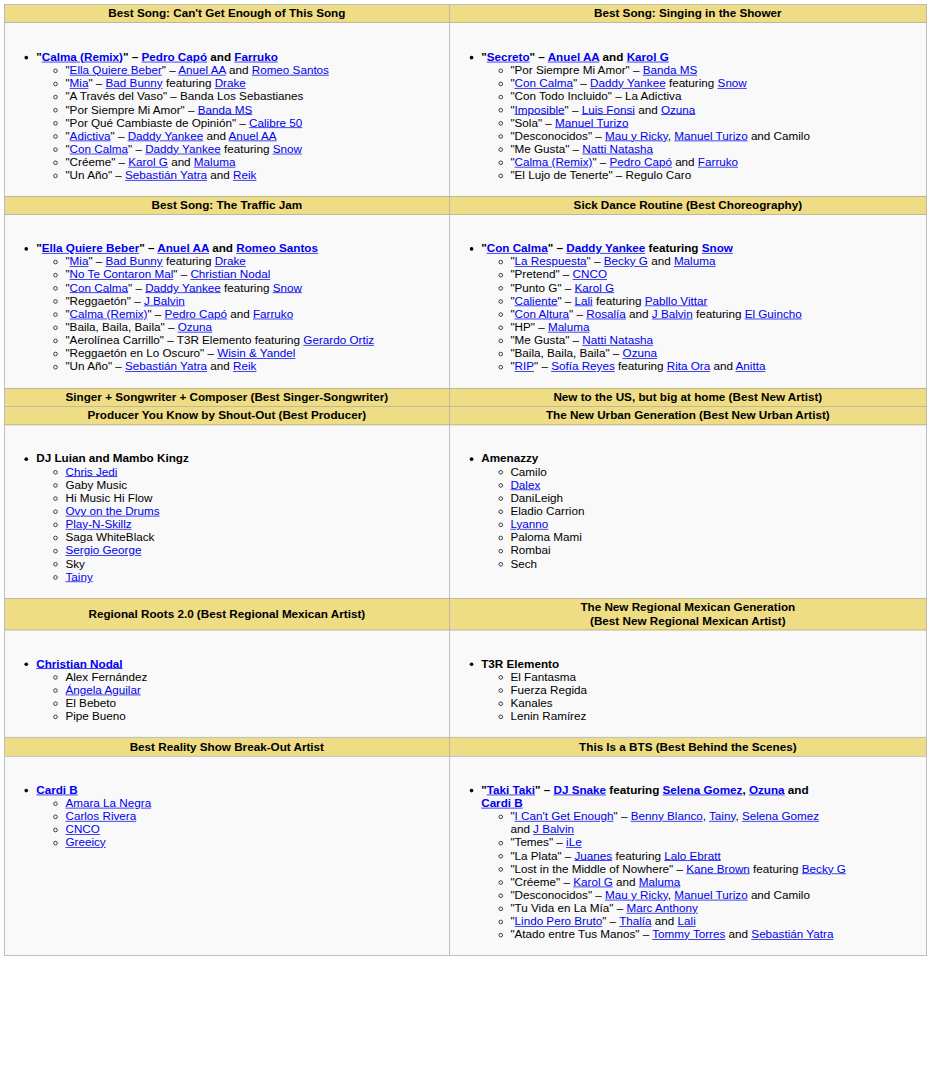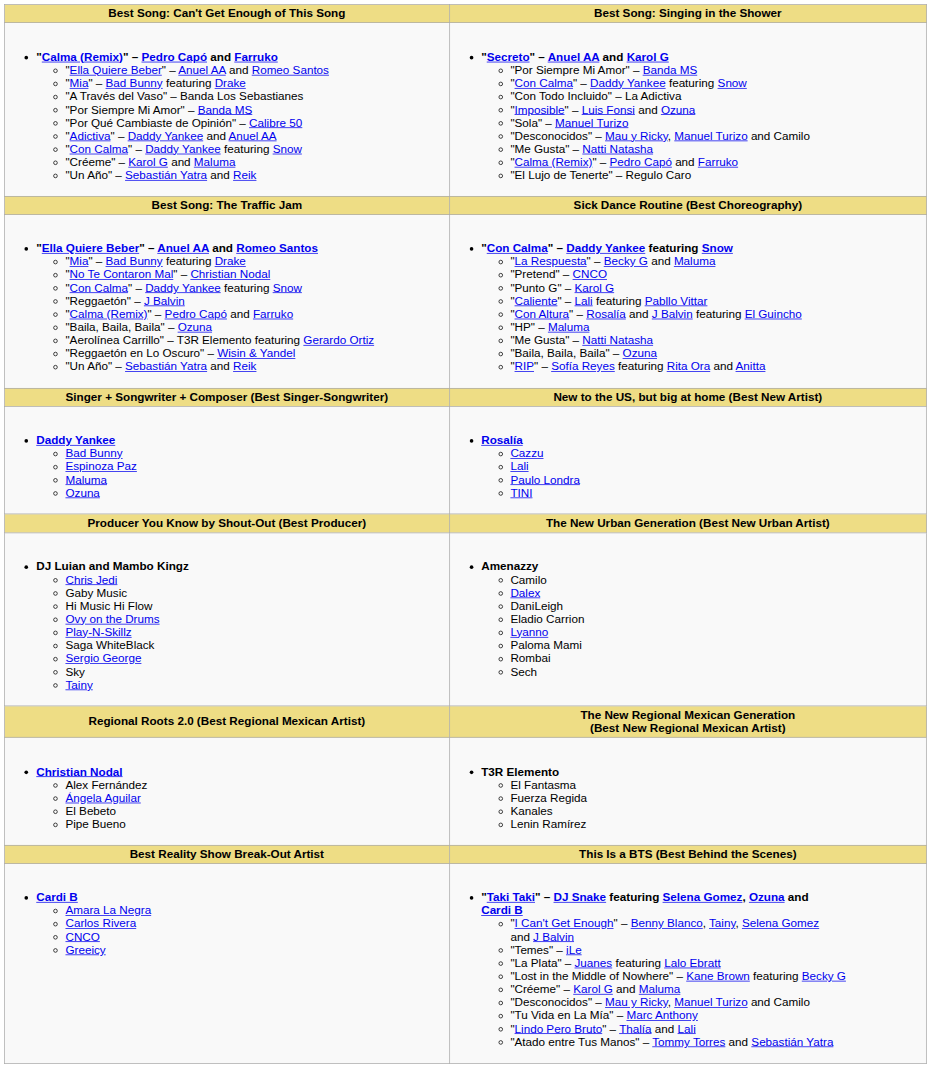+ row: (227, 467)
